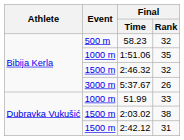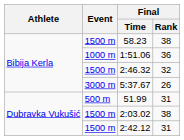(97, 41) 500 m -> (100, 41) 1500 m
(166, 41) 32 -> (166, 41) 38
(166, 56) 35 -> (166, 56) 36
(100, 99) 1000 m -> (97, 99) 500 m
(166, 99) 33 -> (166, 99) 31
